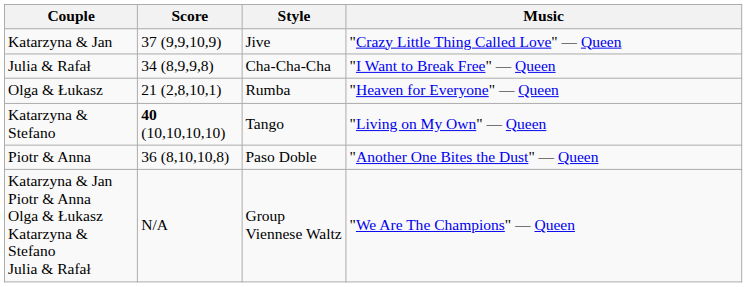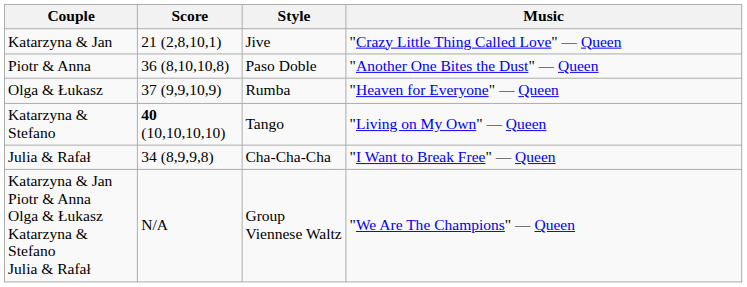(181, 41) 37 (9,9,10,9) -> (181, 41) 21 (2,8,10,1)
rows swapped: (49, 157) <-> (49, 66)
(181, 90) 21 (2,8,10,1) -> (181, 90) 37 (9,9,10,9)
